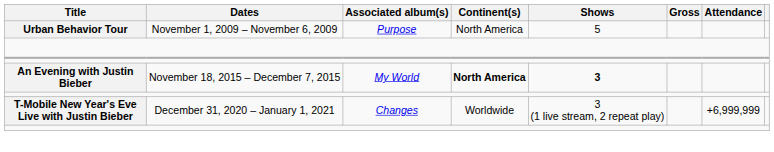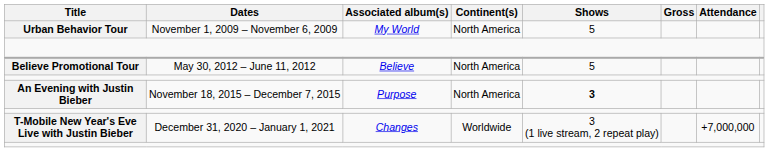(397, 29) Purpose -> (397, 29) My World
+ row: (75, 66)
(397, 77) My World -> (397, 94) Purpose
(489, 77) bold -> (487, 94) normal
(733, 111) +6,999,999 -> (728, 127) +7,000,000
